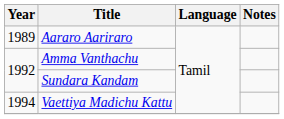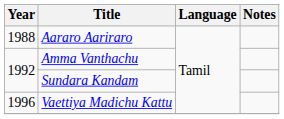(21, 37) 1989 -> (21, 37) 1988
(21, 102) 1994 -> (21, 102) 1996
